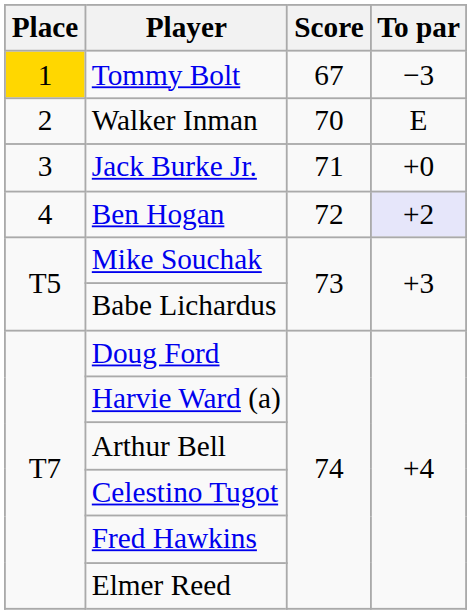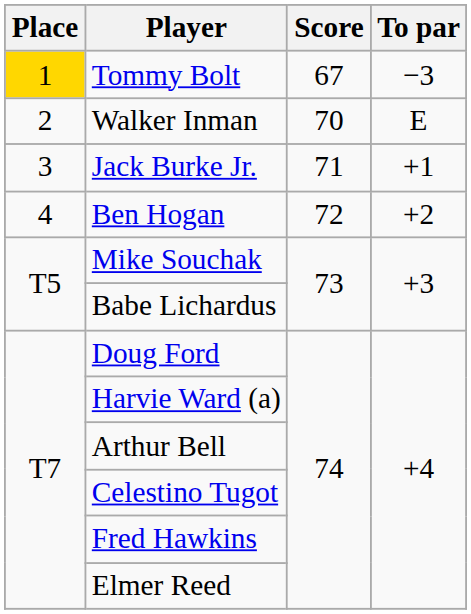(419, 167) +0 -> (419, 167) +1
(419, 213) lavender background -> (419, 213) no background
